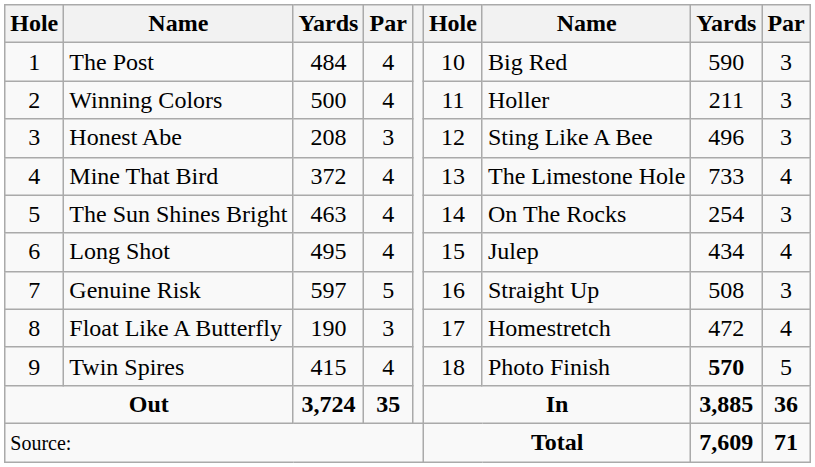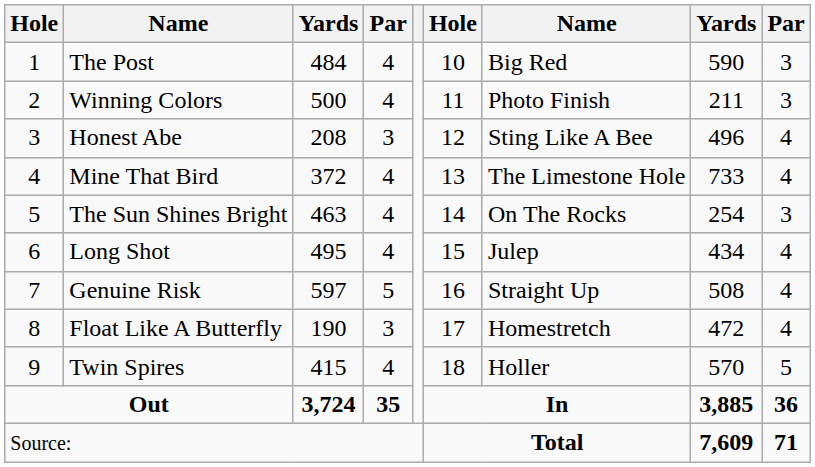(519, 99) Holler -> (549, 99) Photo Finish
(786, 137) 3 -> (786, 137) 4
(786, 289) 3 -> (786, 289) 4
(549, 366) Photo Finish -> (519, 366) Holler
(726, 366) bold -> (726, 366) normal
